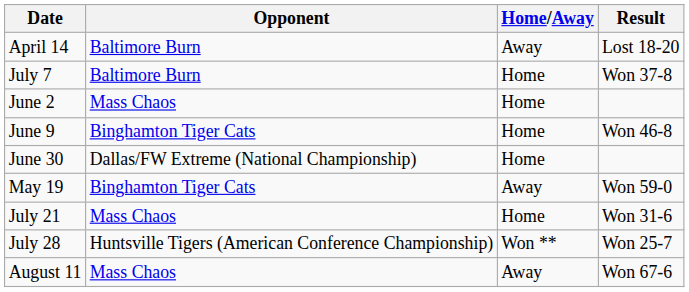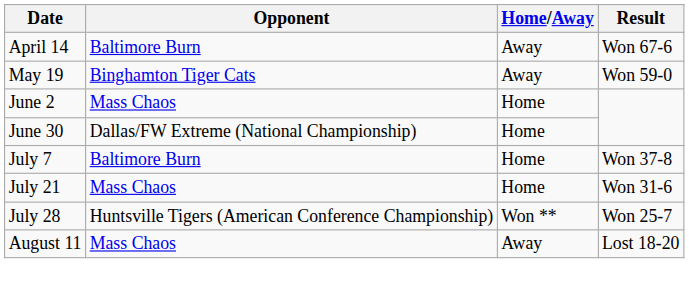(641, 46) Lost 18-20 -> (637, 46) Won 67-6
rows swapped: (36, 187) <-> (30, 74)
- row: (32, 131)
(637, 272) Won 67-6 -> (641, 243) Lost 18-20
